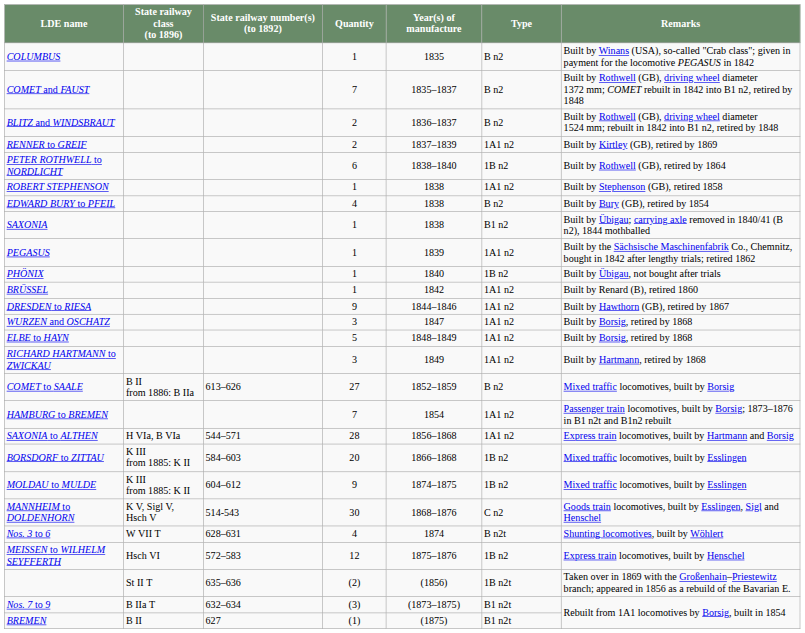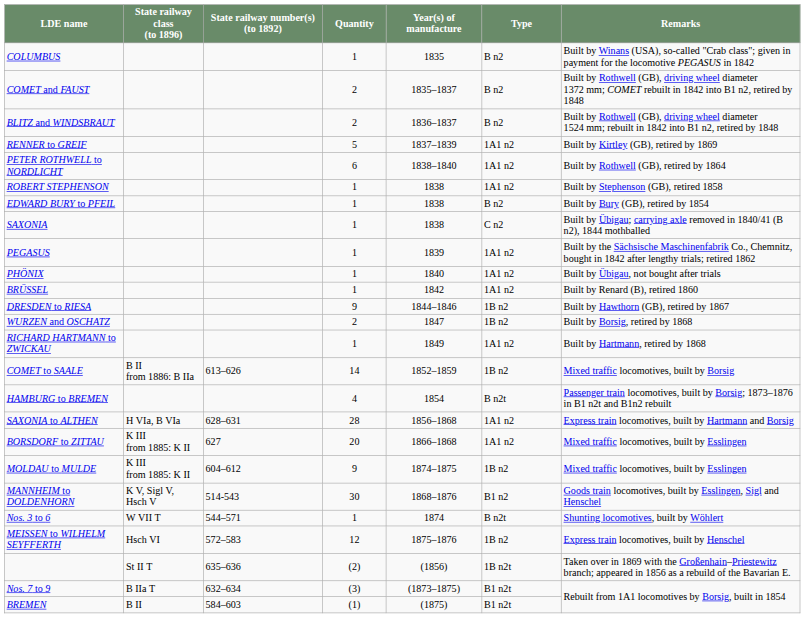(354, 89) 7 -> (354, 89) 2
(354, 144) 2 -> (354, 144) 5
(496, 166) 1B n2 -> (499, 166) 1A1 n2
(354, 203) 4 -> (354, 203) 1
(496, 225) B1 n2 -> (494, 225) C n2
(496, 274) 1B n2 -> (499, 274) 1A1 n2
(499, 306) 1A1 n2 -> (496, 306) 1B n2
(354, 322) 3 -> (354, 322) 2
(499, 322) 1A1 n2 -> (496, 322) 1B n2
- row: (38, 338)
(354, 360) 3 -> (354, 344) 1
(354, 387) 27 -> (354, 371) 14
(494, 387) B n2 -> (496, 371) 1B n2
(354, 414) 7 -> (354, 398) 4
(499, 414) 1A1 n2 -> (495, 398) B n2t
(223, 436) 544–571 -> (223, 420) 628–631
(223, 457) 584–603 -> (213, 441) 627
(496, 457) 1B n2 -> (499, 441) 1A1 n2
(494, 512) C n2 -> (496, 496) B1 n2
(223, 534) 628–631 -> (223, 518) 544–571
(354, 534) 4 -> (354, 518) 1
(213, 620) 627 -> (223, 604) 584–603
